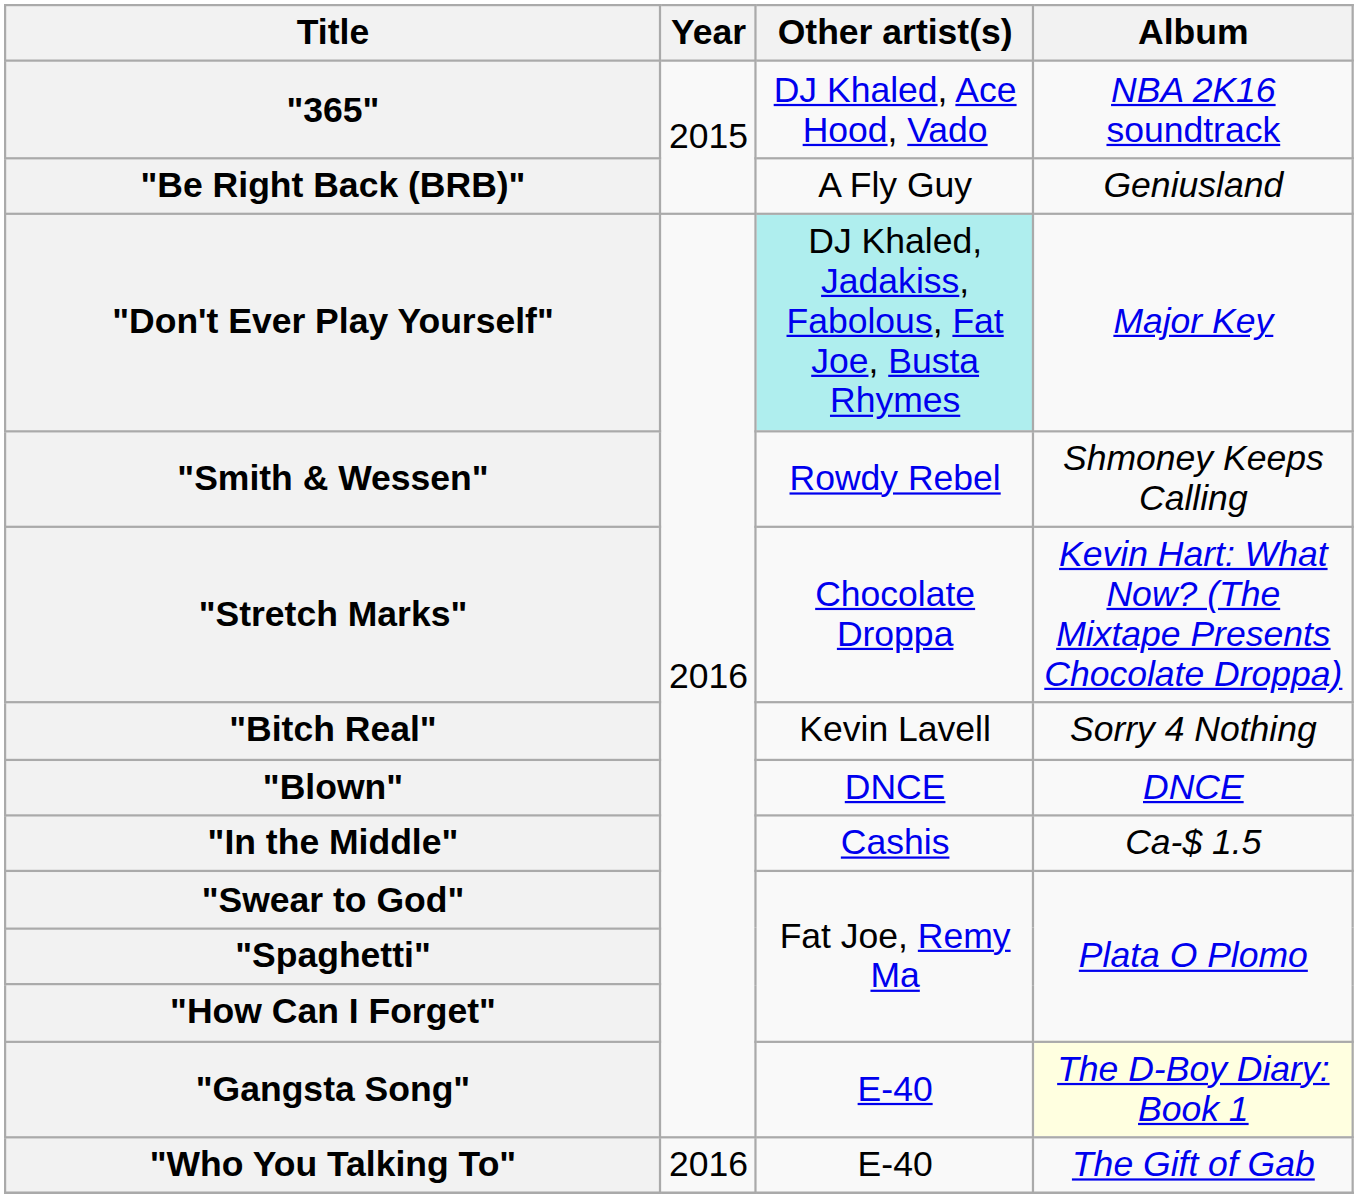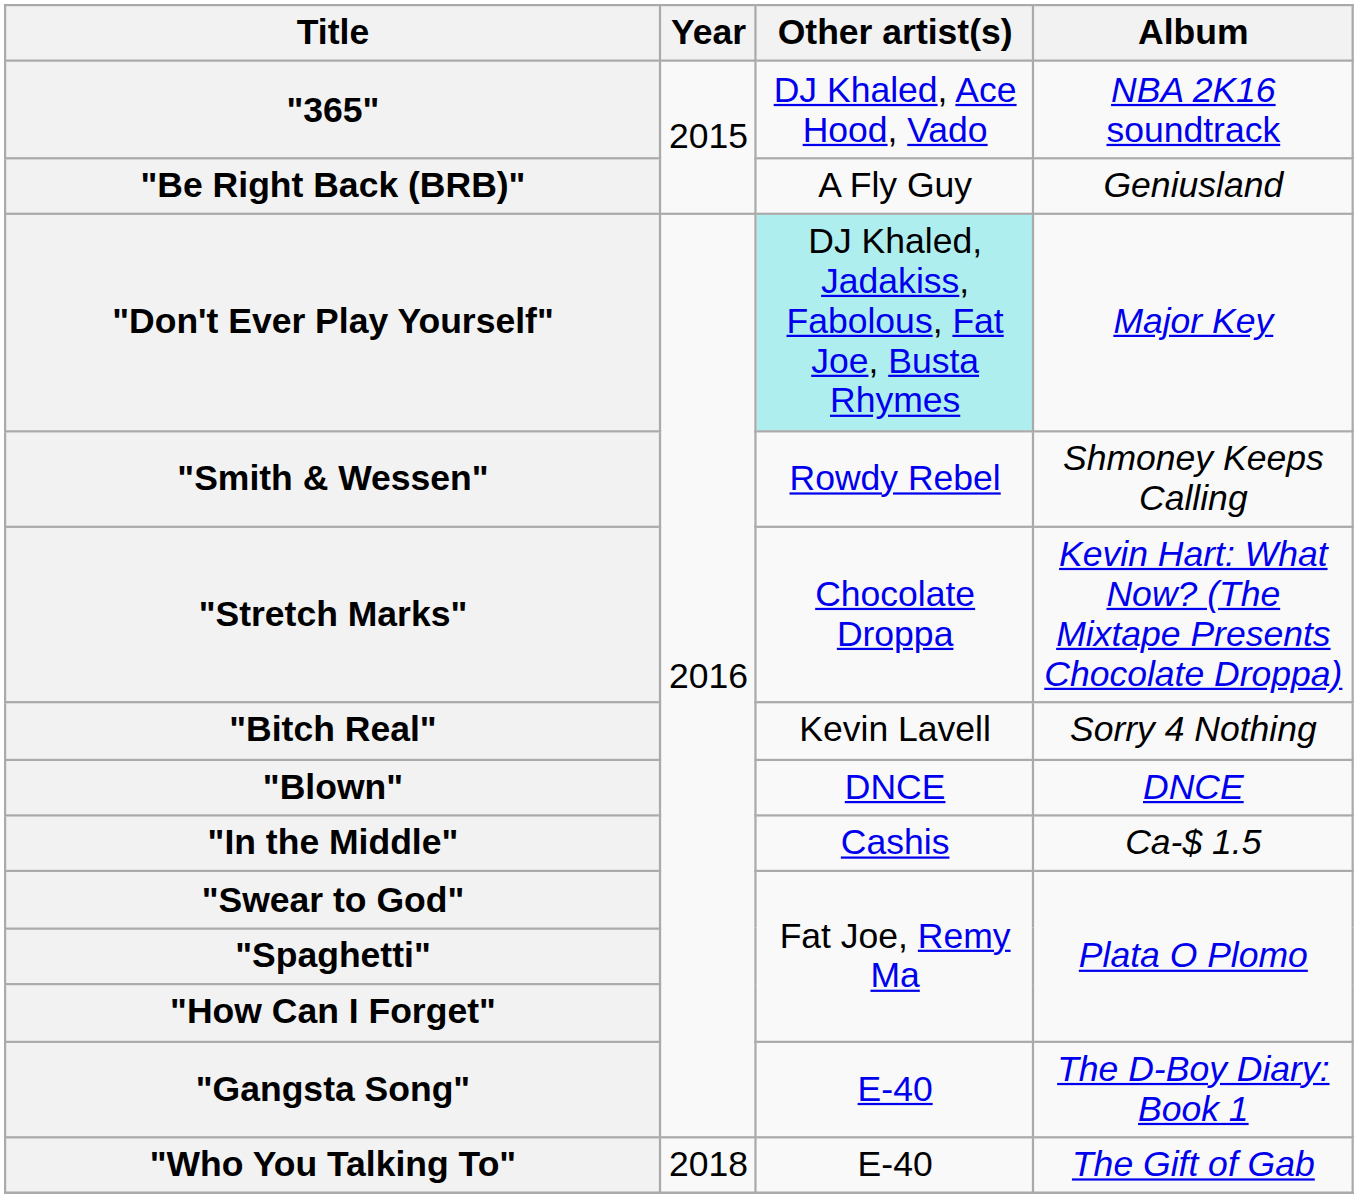(1193, 1088) lightyellow background -> (1193, 1088) no background
(709, 1164) 2016 -> (709, 1164) 2018
